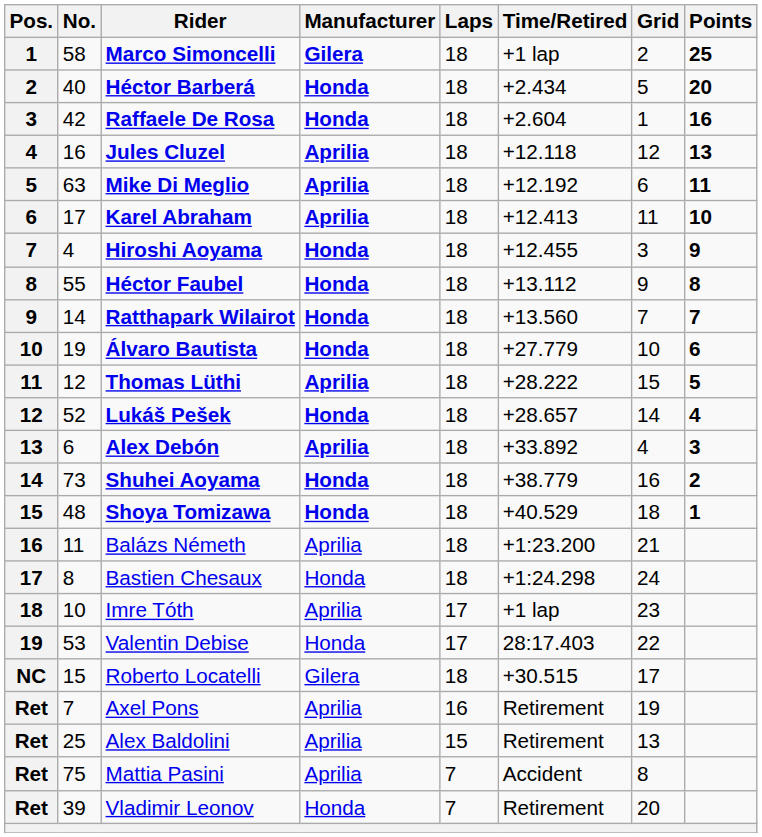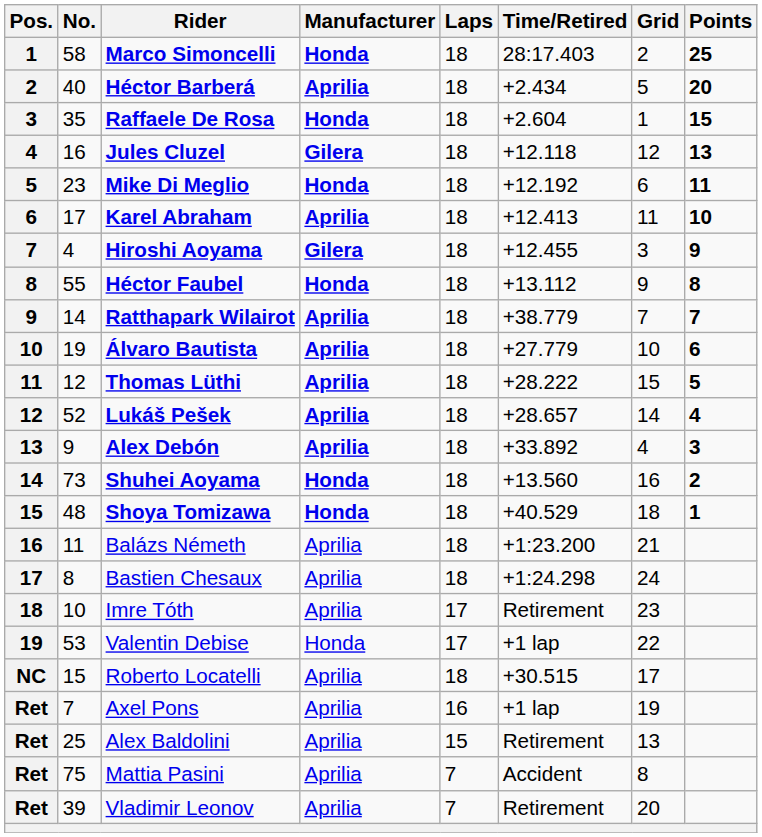(334, 54) Gilera -> (337, 54) Honda
(531, 54) +1 lap -> (549, 54) 28:17.403
(337, 87) Honda -> (337, 87) Aprilia
(74, 119) 42 -> (74, 119) 35
(701, 119) 16 -> (701, 119) 15
(337, 152) Aprilia -> (334, 152) Gilera
(74, 185) 63 -> (74, 185) 23
(337, 185) Aprilia -> (337, 185) Honda
(337, 250) Honda -> (334, 250) Gilera
(337, 316) Honda -> (337, 316) Aprilia
(540, 316) +13.560 -> (540, 316) +38.779
(337, 348) Honda -> (337, 348) Aprilia
(337, 414) Honda -> (337, 414) Aprilia
(68, 447) 6 -> (68, 447) 9
(540, 479) +38.779 -> (540, 479) +13.560
(335, 578) Honda -> (333, 578) Aprilia
(531, 610) +1 lap -> (553, 610) Retirement
(549, 643) 28:17.403 -> (531, 643) +1 lap
(332, 676) Gilera -> (333, 676) Aprilia
(553, 708) Retirement -> (531, 708) +1 lap
(335, 807) Honda -> (333, 807) Aprilia
